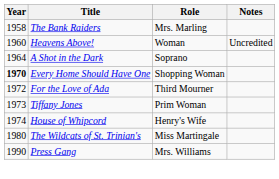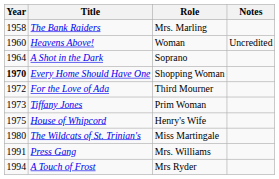(16, 120) 1974 -> (16, 120) 1975
(16, 151) 1990 -> (16, 151) 1991
+ row: (63, 167)
